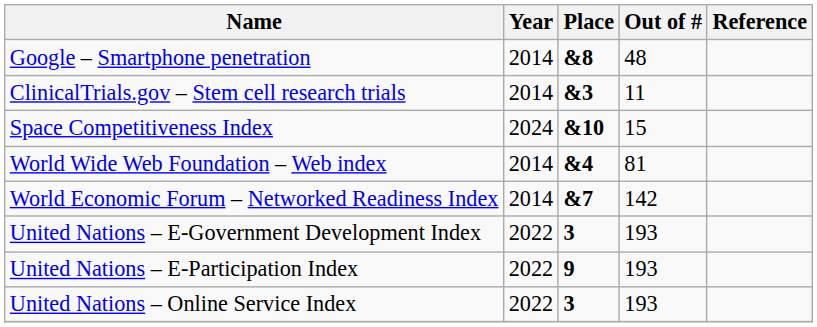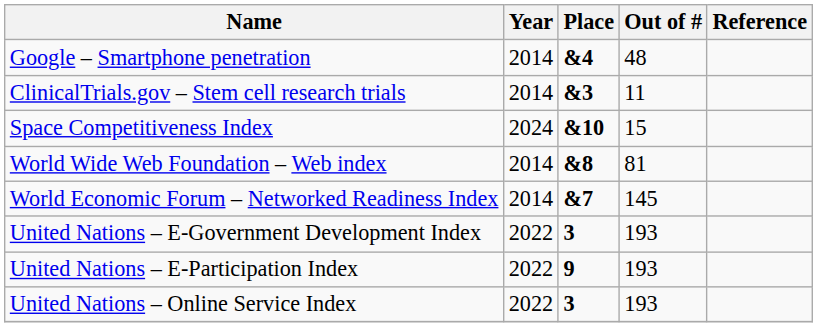(578, 57) &8 -> (578, 57) &4
(578, 163) &4 -> (578, 163) &8
(641, 198) 142 -> (641, 198) 145
